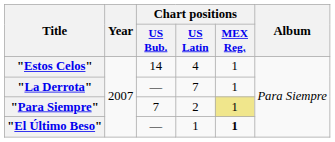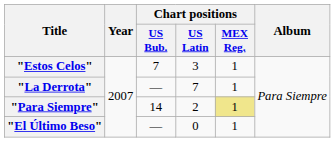(156, 66) 14 -> (156, 66) 7
(195, 66) 4 -> (195, 66) 3
(156, 106) 7 -> (156, 106) 14
(195, 126) 1 -> (195, 126) 0
(235, 126) bold -> (235, 126) normal
